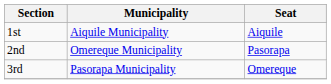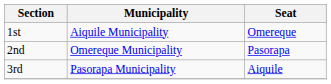(265, 32) Aiquile -> (272, 32) Omereque
(272, 69) Omereque -> (265, 69) Aiquile
